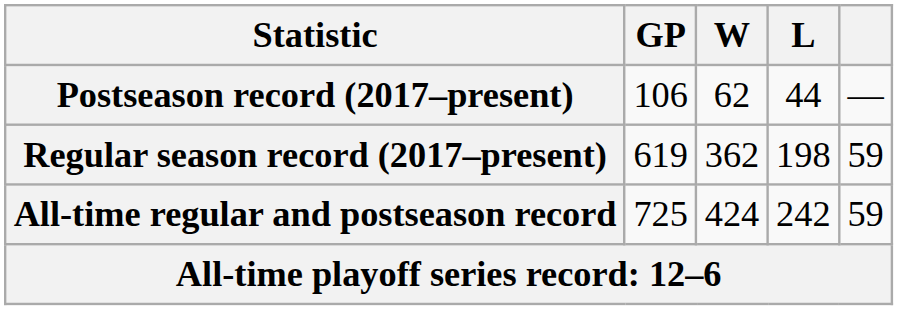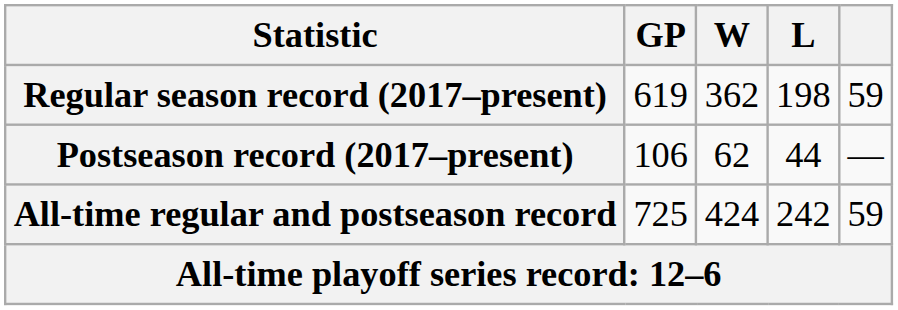rows swapped: (315, 154) <-> (315, 94)
